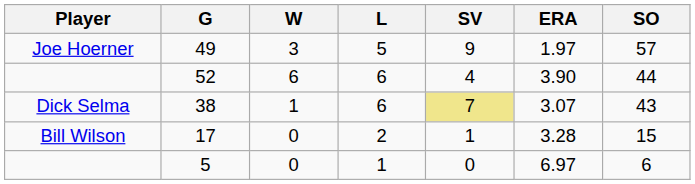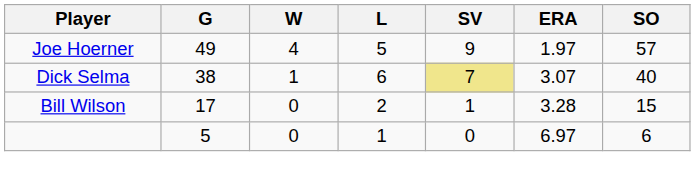(294, 48) 3 -> (294, 48) 4
- row: (205, 77)
(646, 106) 43 -> (646, 77) 40
